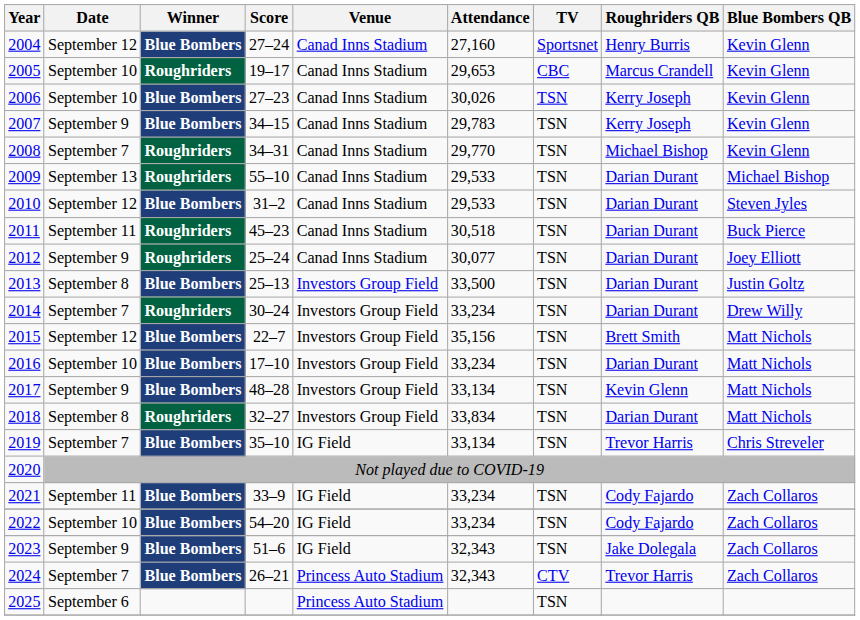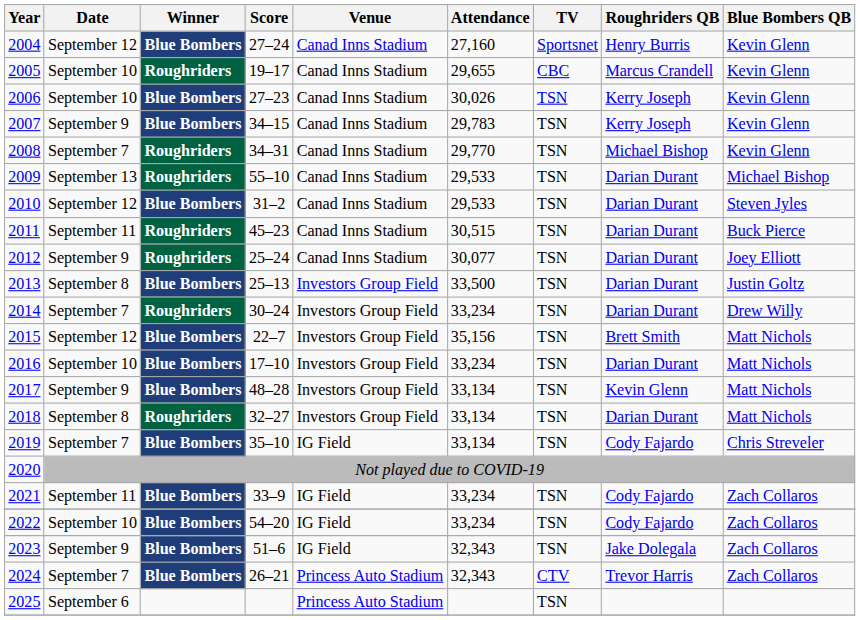(473, 71) 29,653 -> (473, 71) 29,655
(473, 230) 30,518 -> (473, 230) 30,515
(473, 416) 33,834 -> (473, 416) 33,134
(649, 443) Trevor Harris -> (649, 443) Cody Fajardo
